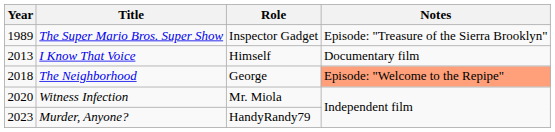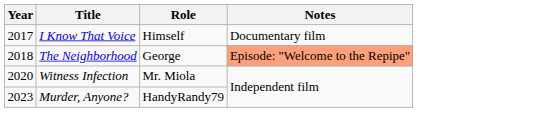- row: (131, 35)
(20, 55) 2013 -> (20, 35) 2017
